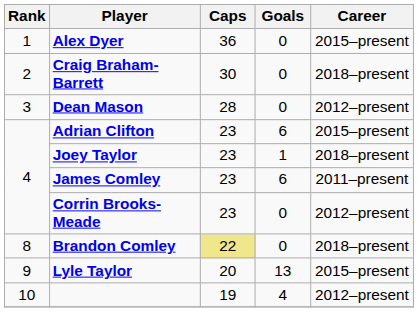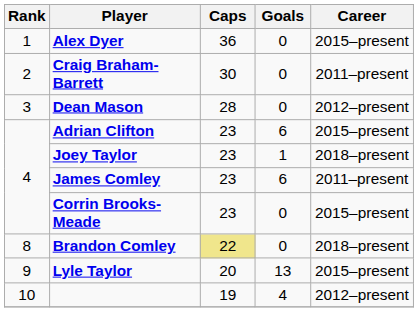(362, 74) 2018–present -> (362, 74) 2011–present
(362, 213) 2012–present -> (362, 213) 2015–present
